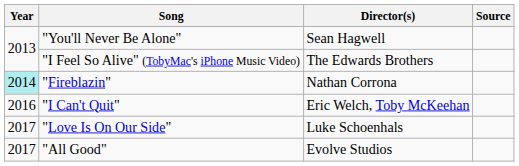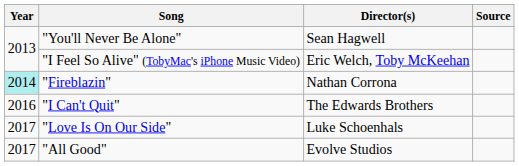(370, 60) The Edwards Brothers -> (388, 60) Eric Welch, Toby McKeehan
(388, 104) Eric Welch, Toby McKeehan -> (370, 104) The Edwards Brothers
